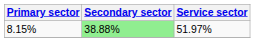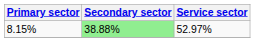(194, 29) 51.97% -> (194, 29) 52.97%
